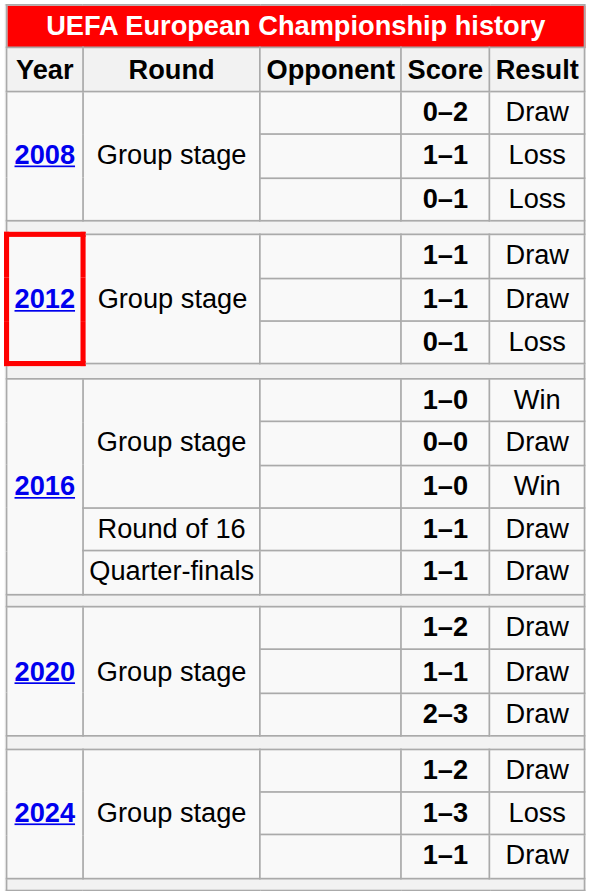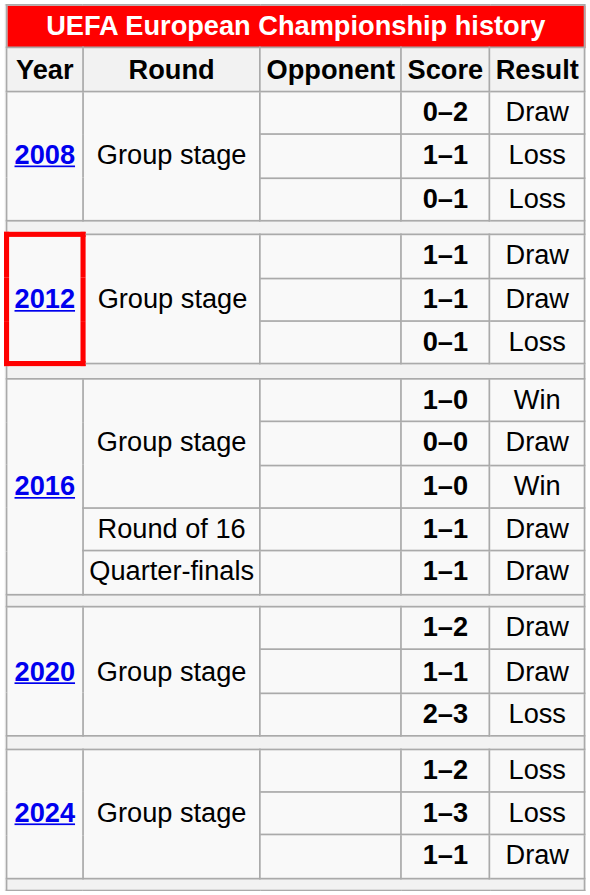(537, 714) Draw -> (537, 714) Loss
(537, 769) Draw -> (537, 769) Loss
